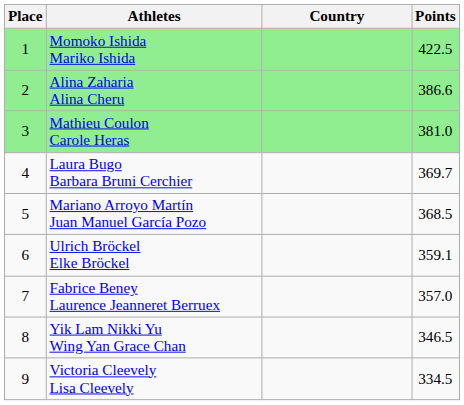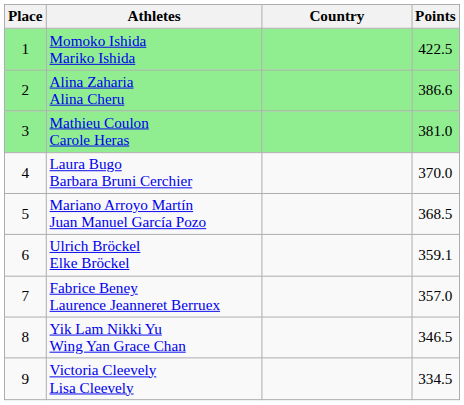(435, 172) 369.7 -> (435, 172) 370.0
